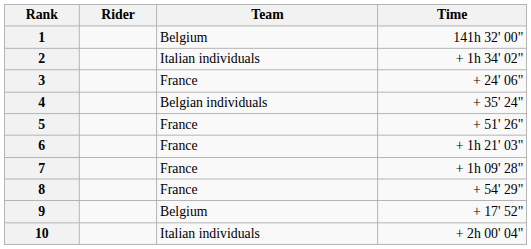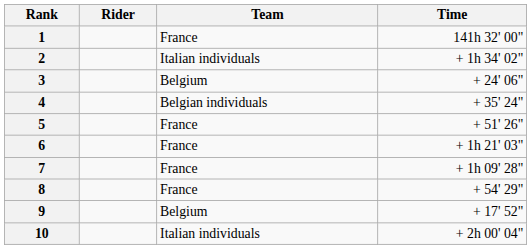(184, 37) Belgium -> (179, 37) France
(179, 80) France -> (184, 80) Belgium
